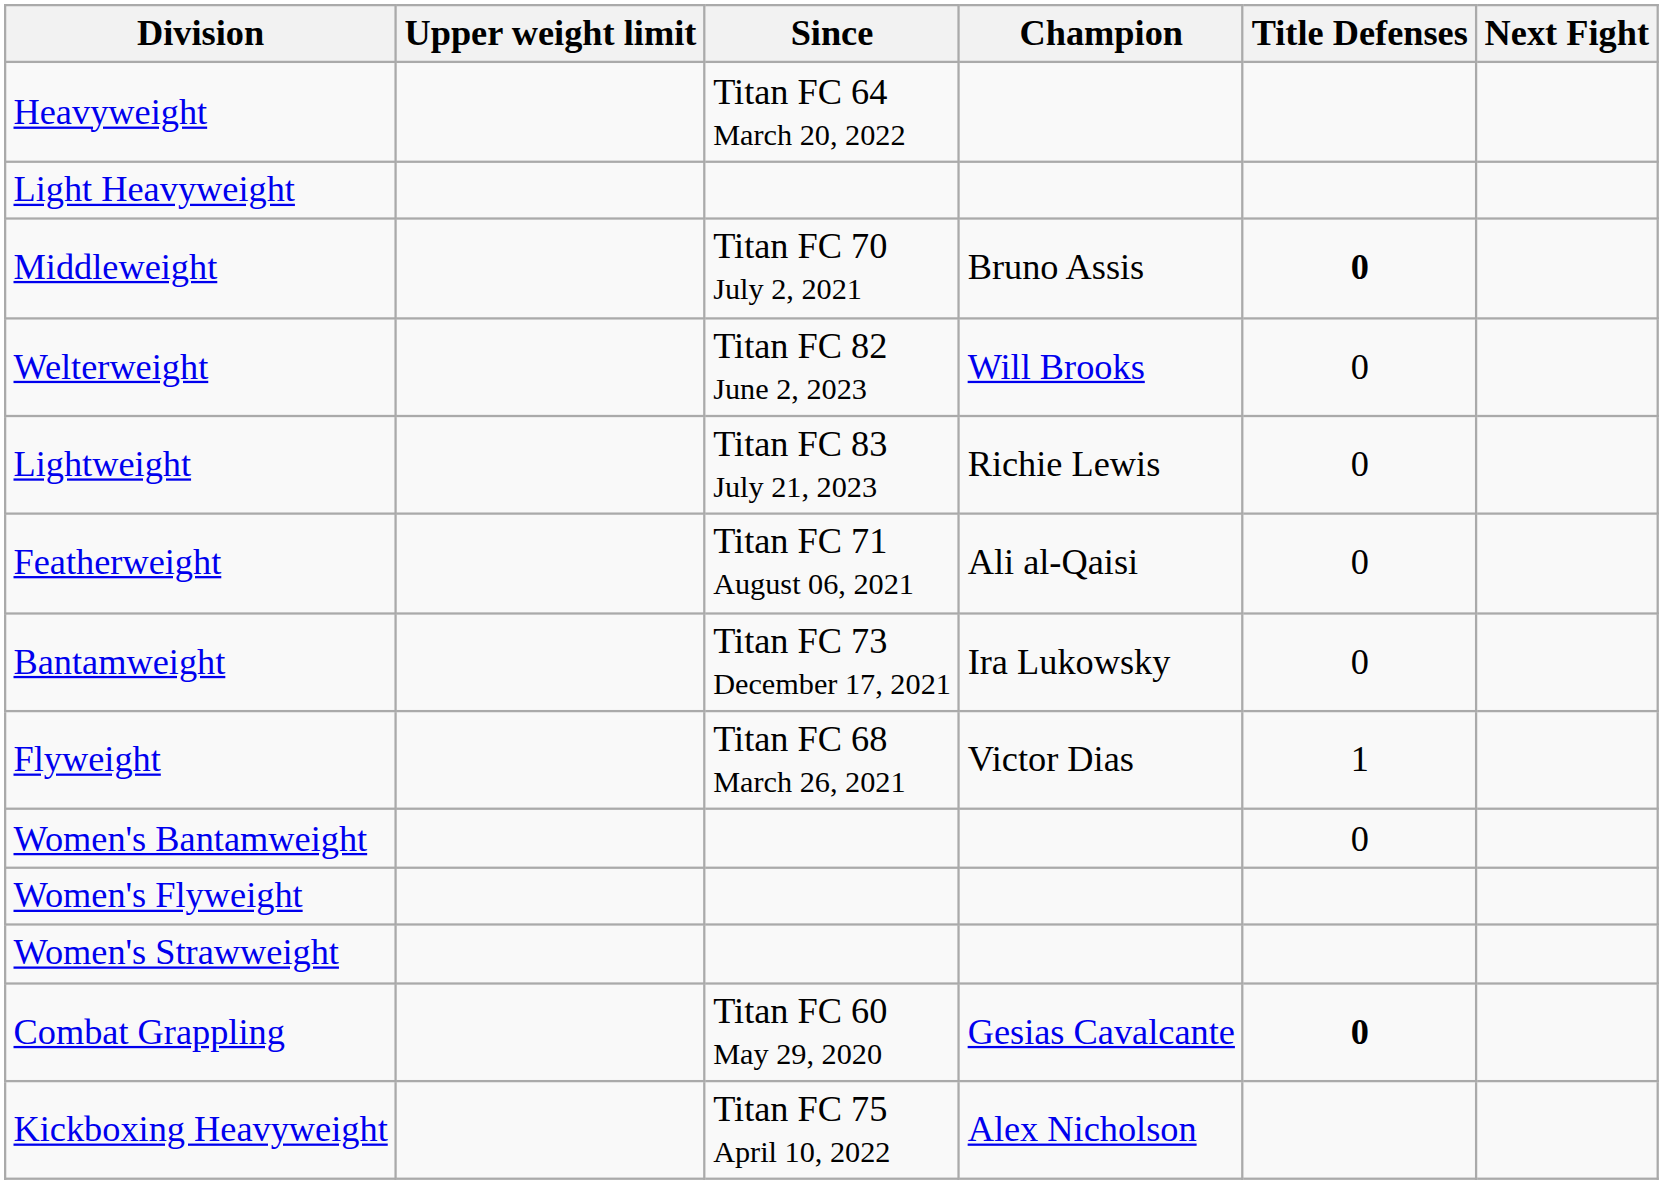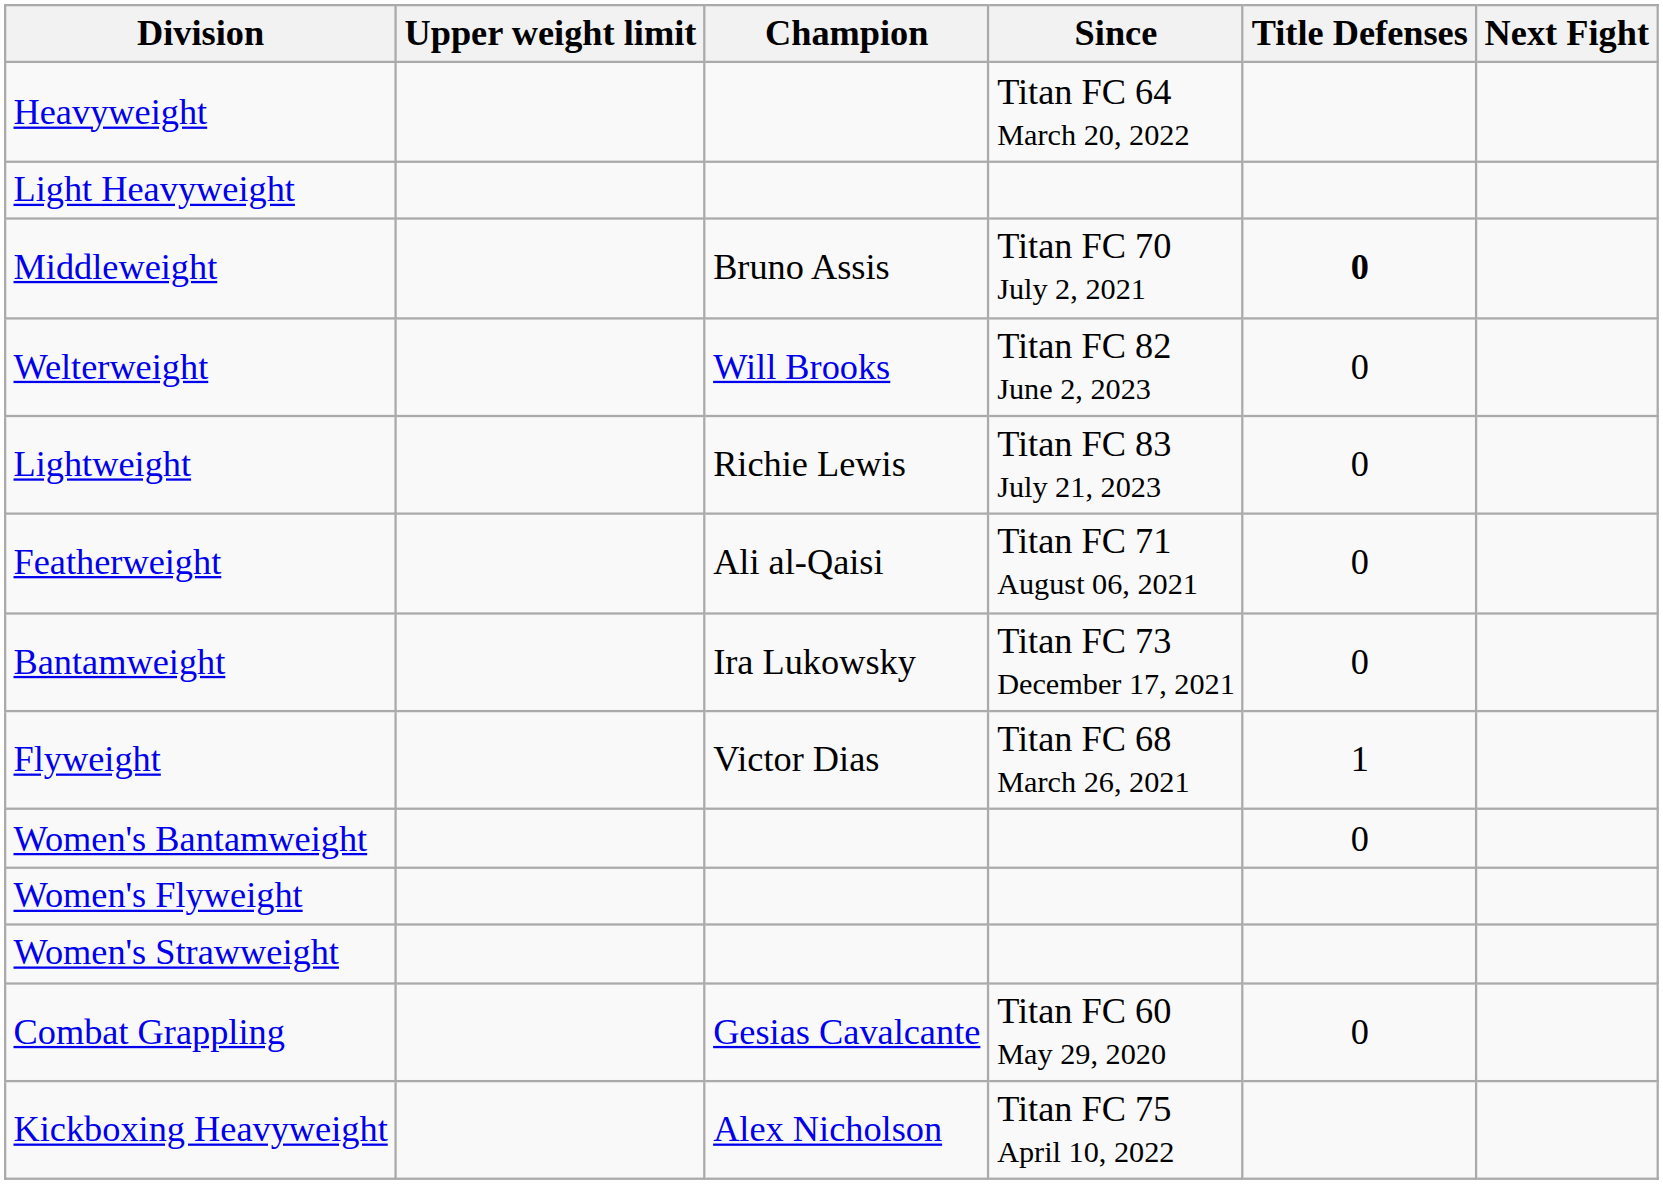columns swapped: (1101, 33) <-> (832, 33)
(1360, 1030) bold -> (1360, 1030) normal
